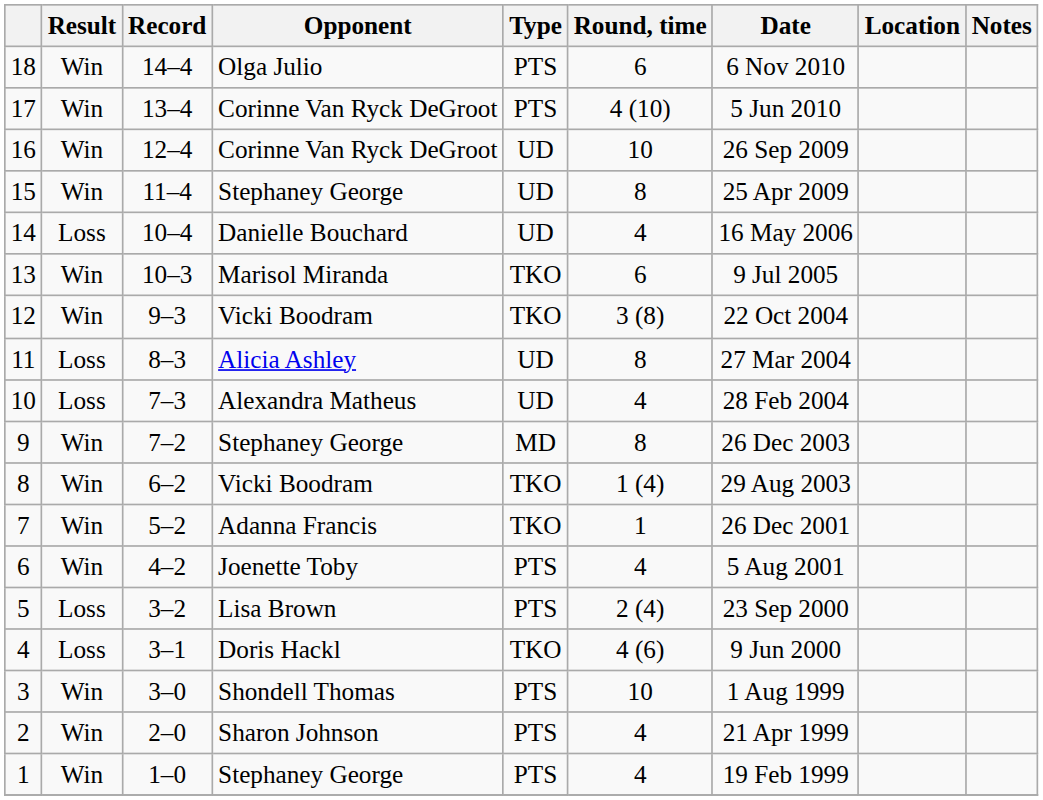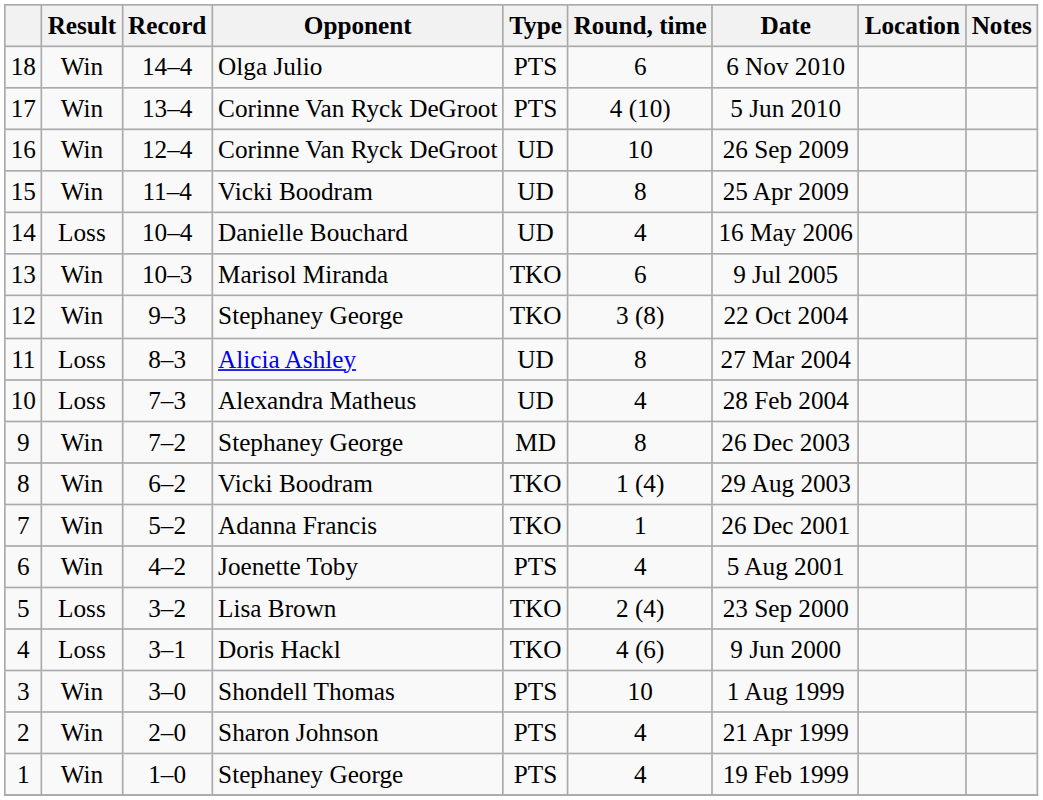(311, 191) Stephaney George -> (295, 191) Vicki Boodram
(295, 316) Vicki Boodram -> (311, 316) Stephaney George
(536, 607) PTS -> (536, 607) TKO
